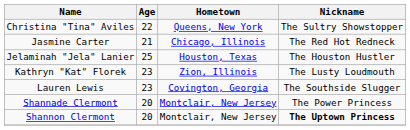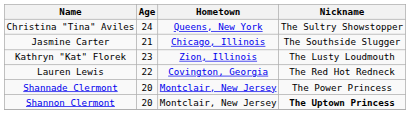(147, 27) 22 -> (147, 27) 24
(342, 42) The Red Hot Redneck -> (342, 42) The Southside Slugger
- row: (70, 57)
(147, 87) 23 -> (147, 72) 22
(342, 87) The Southside Slugger -> (342, 72) The Red Hot Redneck
